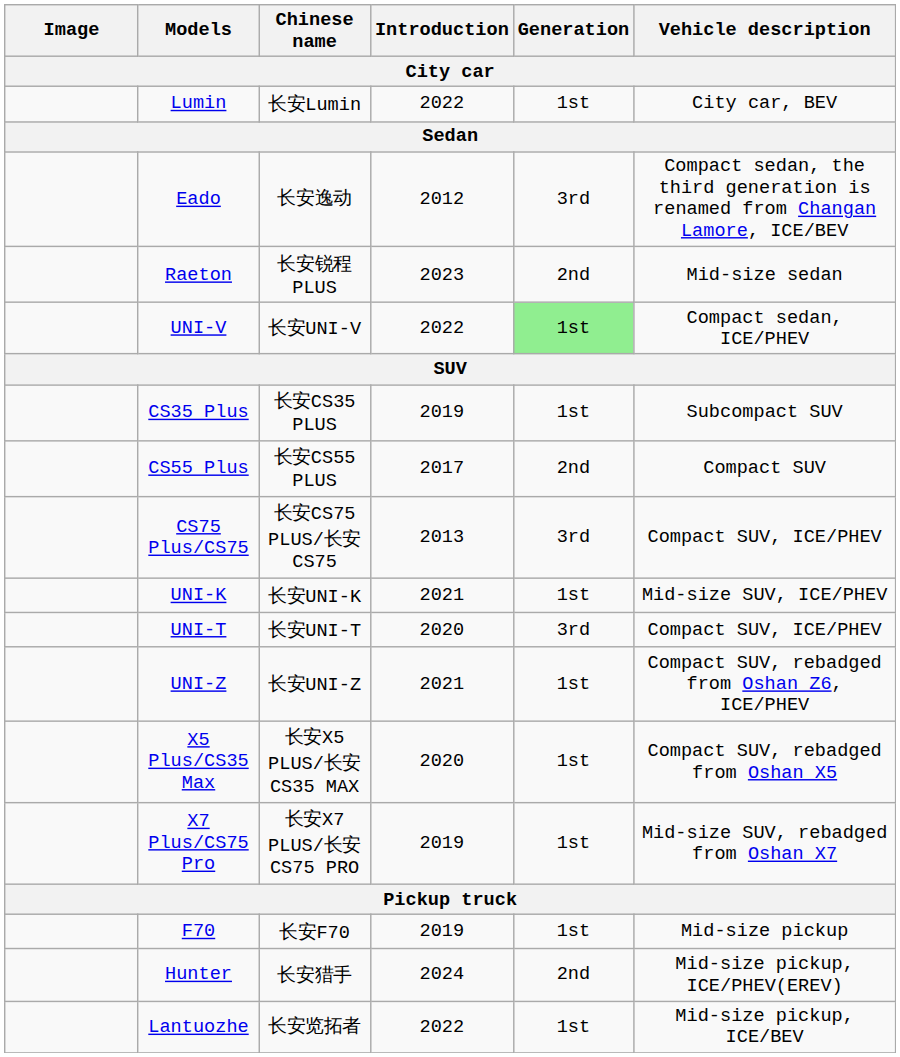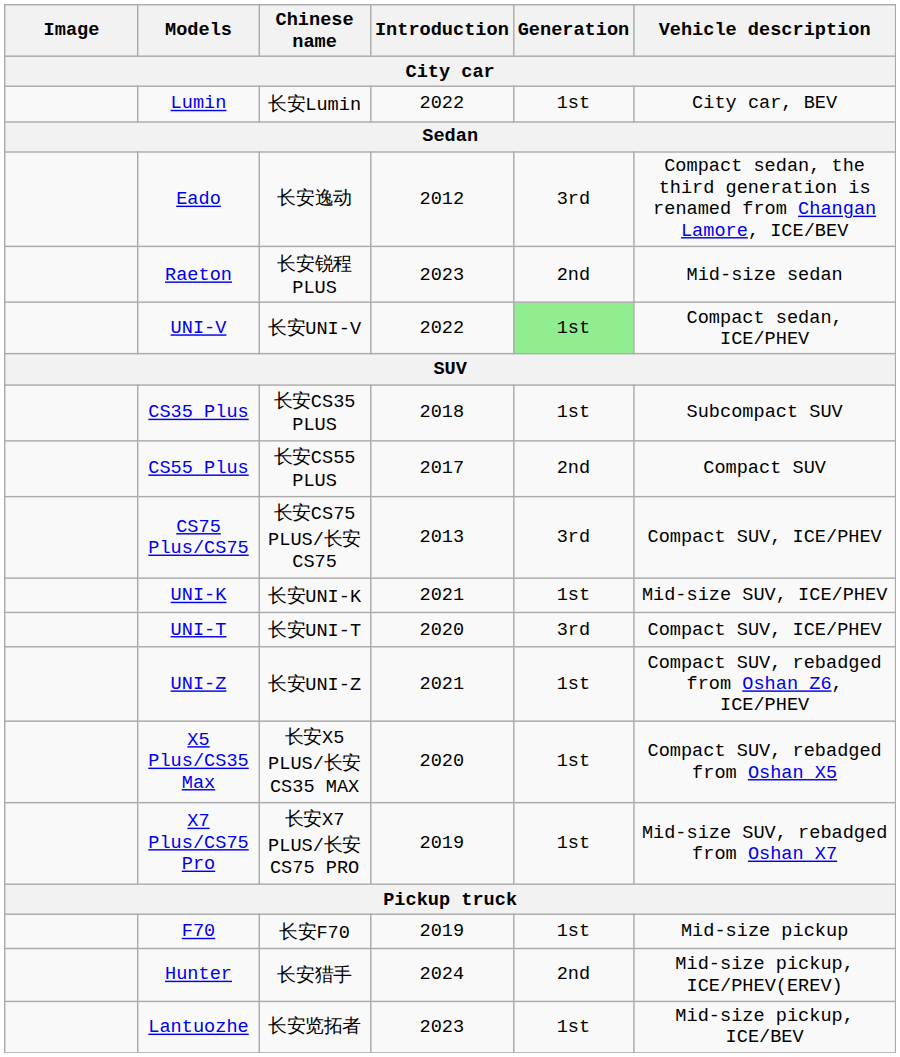(442, 412) 2019 -> (442, 412) 2018
(442, 1027) 2022 -> (442, 1027) 2023
